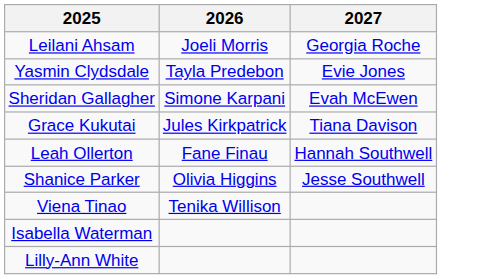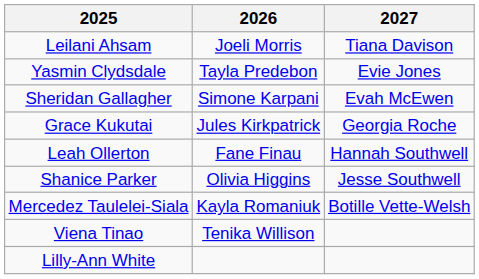(363, 45) Georgia Roche -> (399, 45) Tiana Davison
(363, 126) Tiana Davison -> (399, 126) Georgia Roche
+ row: (99, 206)
- row: (82, 233)
